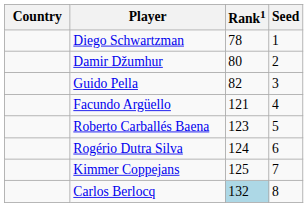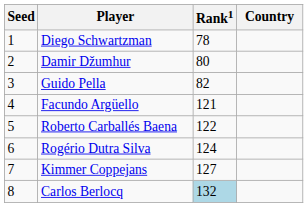columns swapped: (37, 17) <-> (286, 17)
(239, 126) 123 -> (206, 126) 122
(239, 169) 125 -> (206, 169) 127
